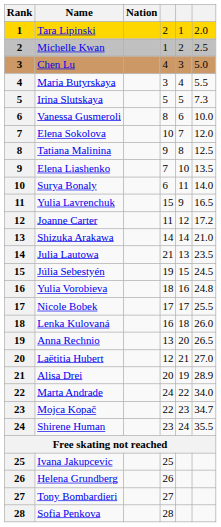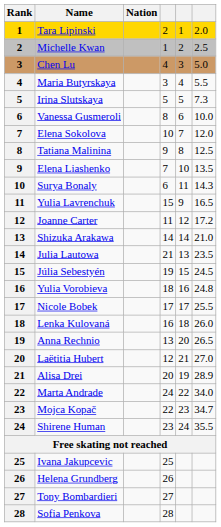(204, 185) 14.0 -> (204, 185) 14.3
